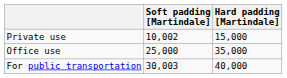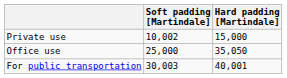(231, 51) 35,000 -> (231, 51) 35,050
(231, 66) 40,000 -> (231, 66) 40,001
